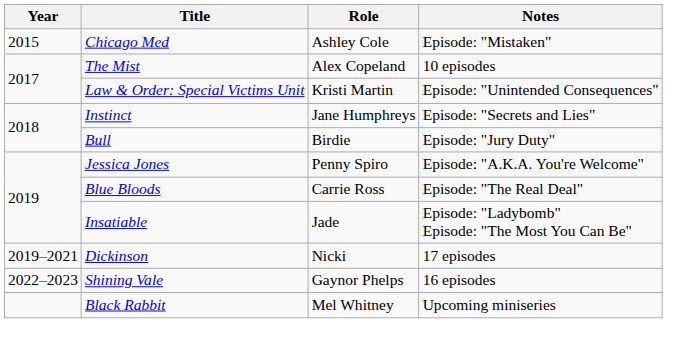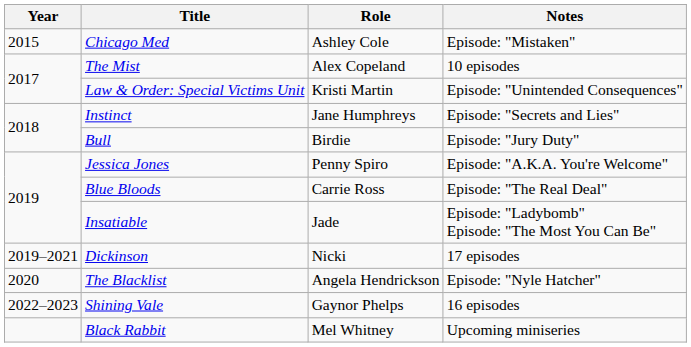+ row: (126, 280)
